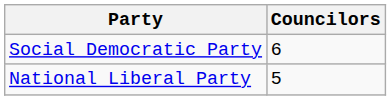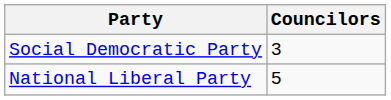(276, 50) 6 -> (276, 50) 3
